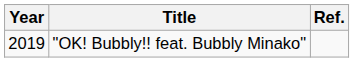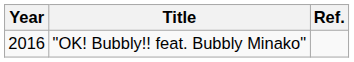(27, 43) 2019 -> (27, 43) 2016
